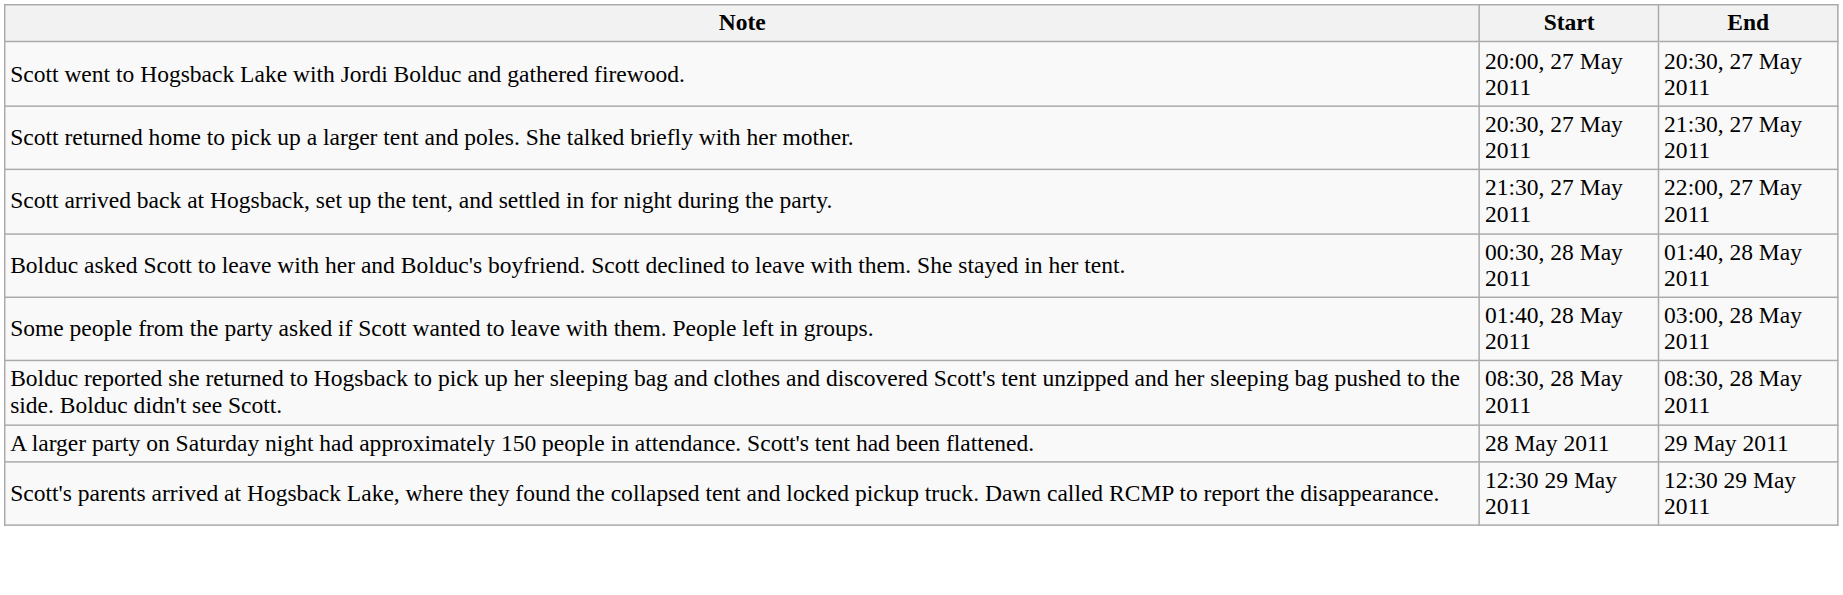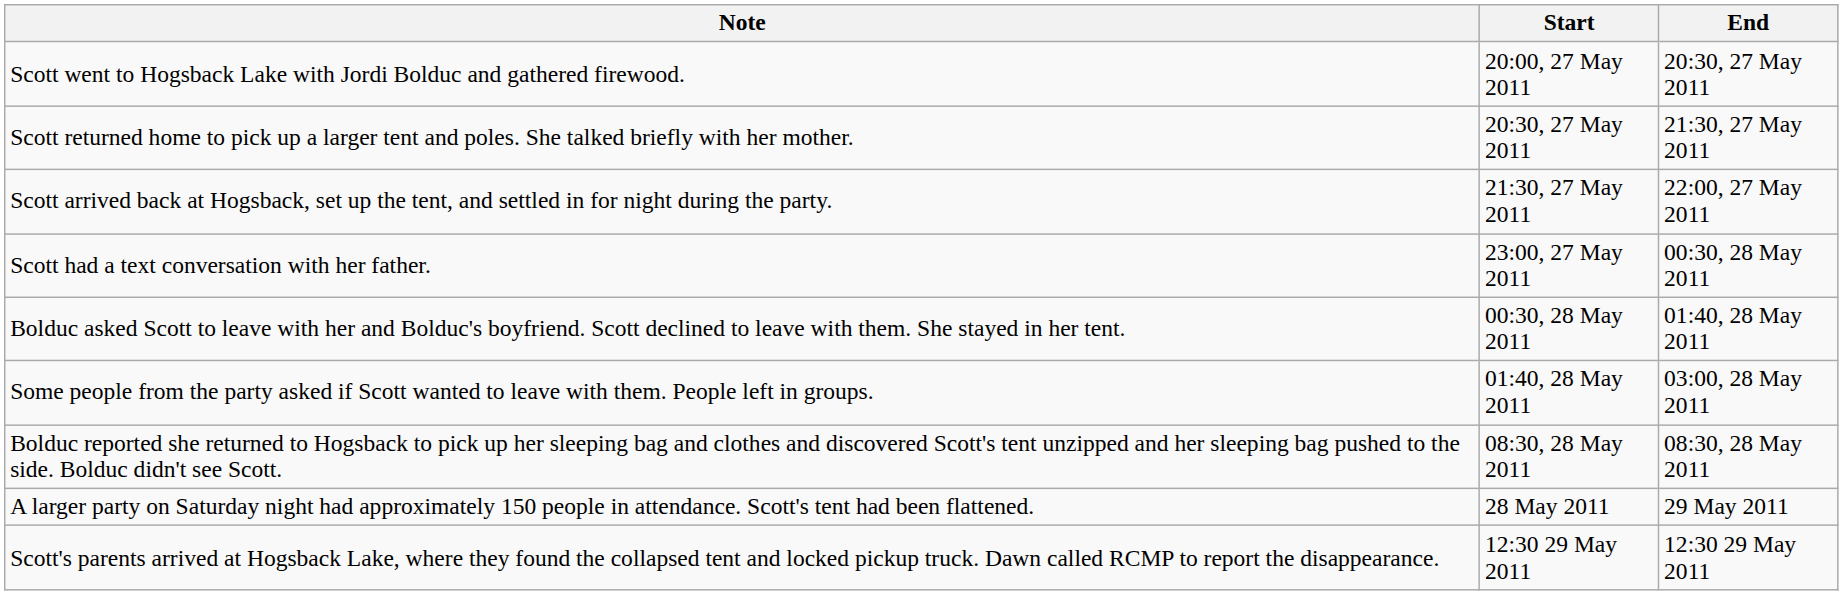+ row: (220, 264)
